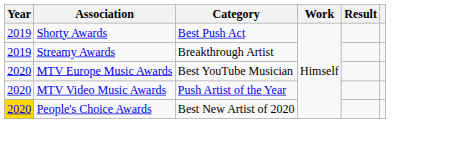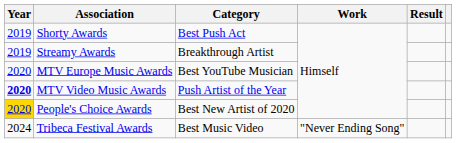(19, 90) normal -> (19, 90) bold
+ row: (95, 128)
